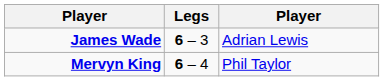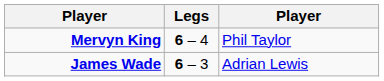rows swapped: (116, 64) <-> (116, 40)
